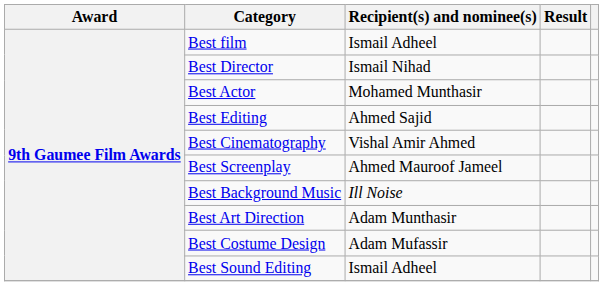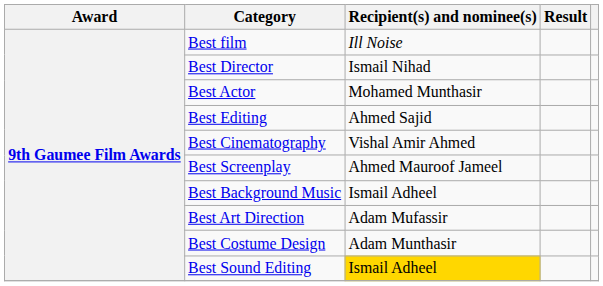(393, 42) Ismail Adheel -> (376, 42) Ill Noise
(376, 192) Ill Noise -> (393, 192) Ismail Adheel
(402, 218) Adam Munthasir -> (398, 218) Adam Mufassir
(398, 243) Adam Mufassir -> (402, 243) Adam Munthasir
(393, 268) no background -> (393, 268) gold background
